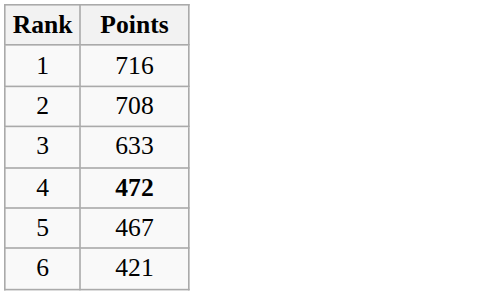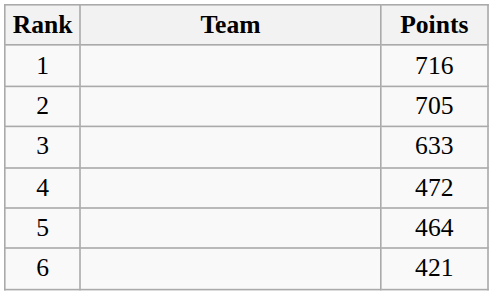+ column: (230, 24)
(134, 106) 708 -> (434, 106) 705
(134, 187) bold -> (434, 187) normal
(134, 227) 467 -> (434, 227) 464
